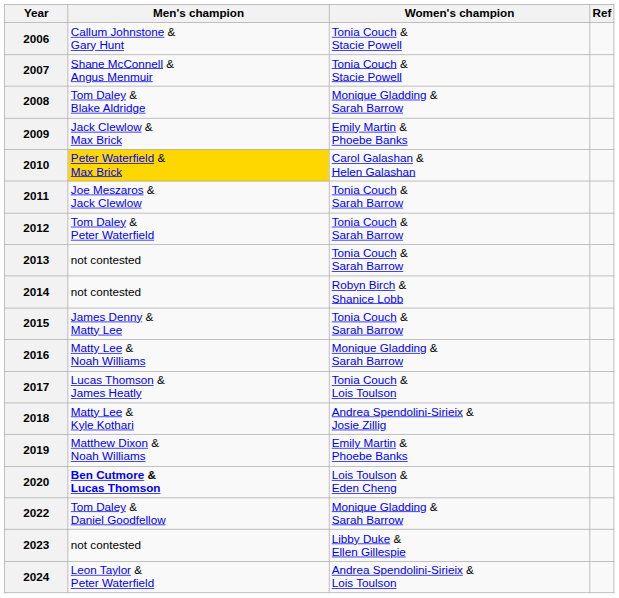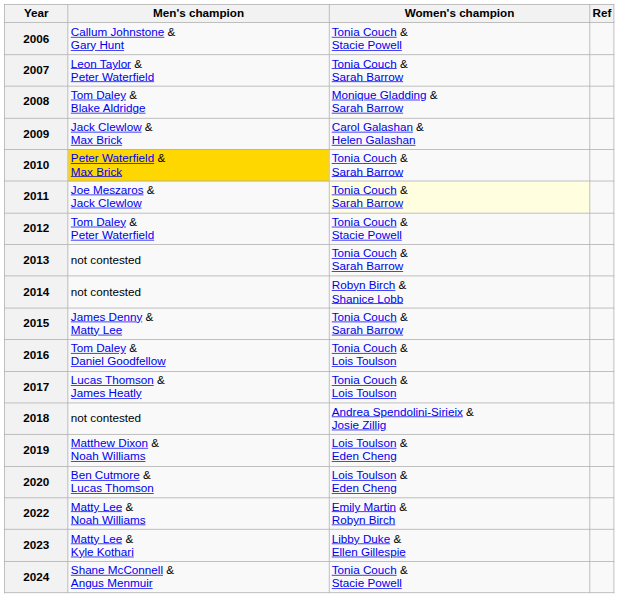(122, 70) Shane McConnell & Angus Menmuir -> (112, 70) Leon Taylor & Peter Waterfield
(370, 70) Tonia Couch & Stacie Powell -> (370, 70) Tonia Couch & Sarah Barrow
(370, 133) Emily Martin & Phoebe Banks -> (378, 133) Carol Galashan & Helen Galashan
(378, 165) Carol Galashan & Helen Galashan -> (370, 165) Tonia Couch & Sarah Barrow
(370, 197) no background -> (370, 197) lightyellow background
(370, 228) Tonia Couch & Sarah Barrow -> (370, 228) Tonia Couch & Stacie Powell
(108, 355) Matty Lee & Noah Williams -> (118, 355) Tom Daley & Daniel Goodfellow
(385, 355) Monique Gladding & Sarah Barrow -> (370, 355) Tonia Couch & Lois Toulson
(102, 418) Matty Lee & Kyle Kothari -> (106, 418) not contested
(370, 450) Emily Martin & Phoebe Banks -> (370, 450) Lois Toulson & Eden Cheng
(116, 482) bold -> (112, 482) normal
(118, 513) Tom Daley & Daniel Goodfellow -> (108, 513) Matty Lee & Noah Williams
(385, 513) Monique Gladding & Sarah Barrow -> (369, 513) Emily Martin & Robyn Birch
(106, 545) not contested -> (102, 545) Matty Lee & Kyle Kothari
(112, 577) Leon Taylor & Peter Waterfield -> (122, 577) Shane McConnell & Angus Menmuir
(403, 577) Andrea Spendolini-Sirieix & Lois Toulson -> (370, 577) Tonia Couch & Stacie Powell
